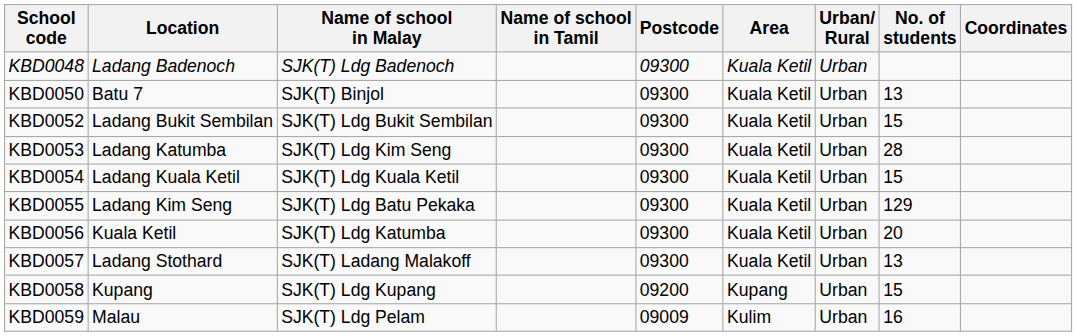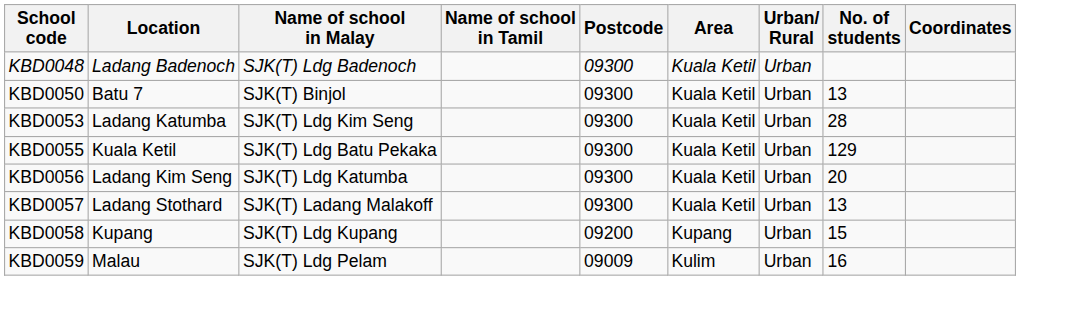- row: (46, 121)
- row: (46, 177)
(162, 205) Ladang Kim Seng -> (134, 149) Kuala Ketil
(134, 233) Kuala Ketil -> (162, 177) Ladang Kim Seng
